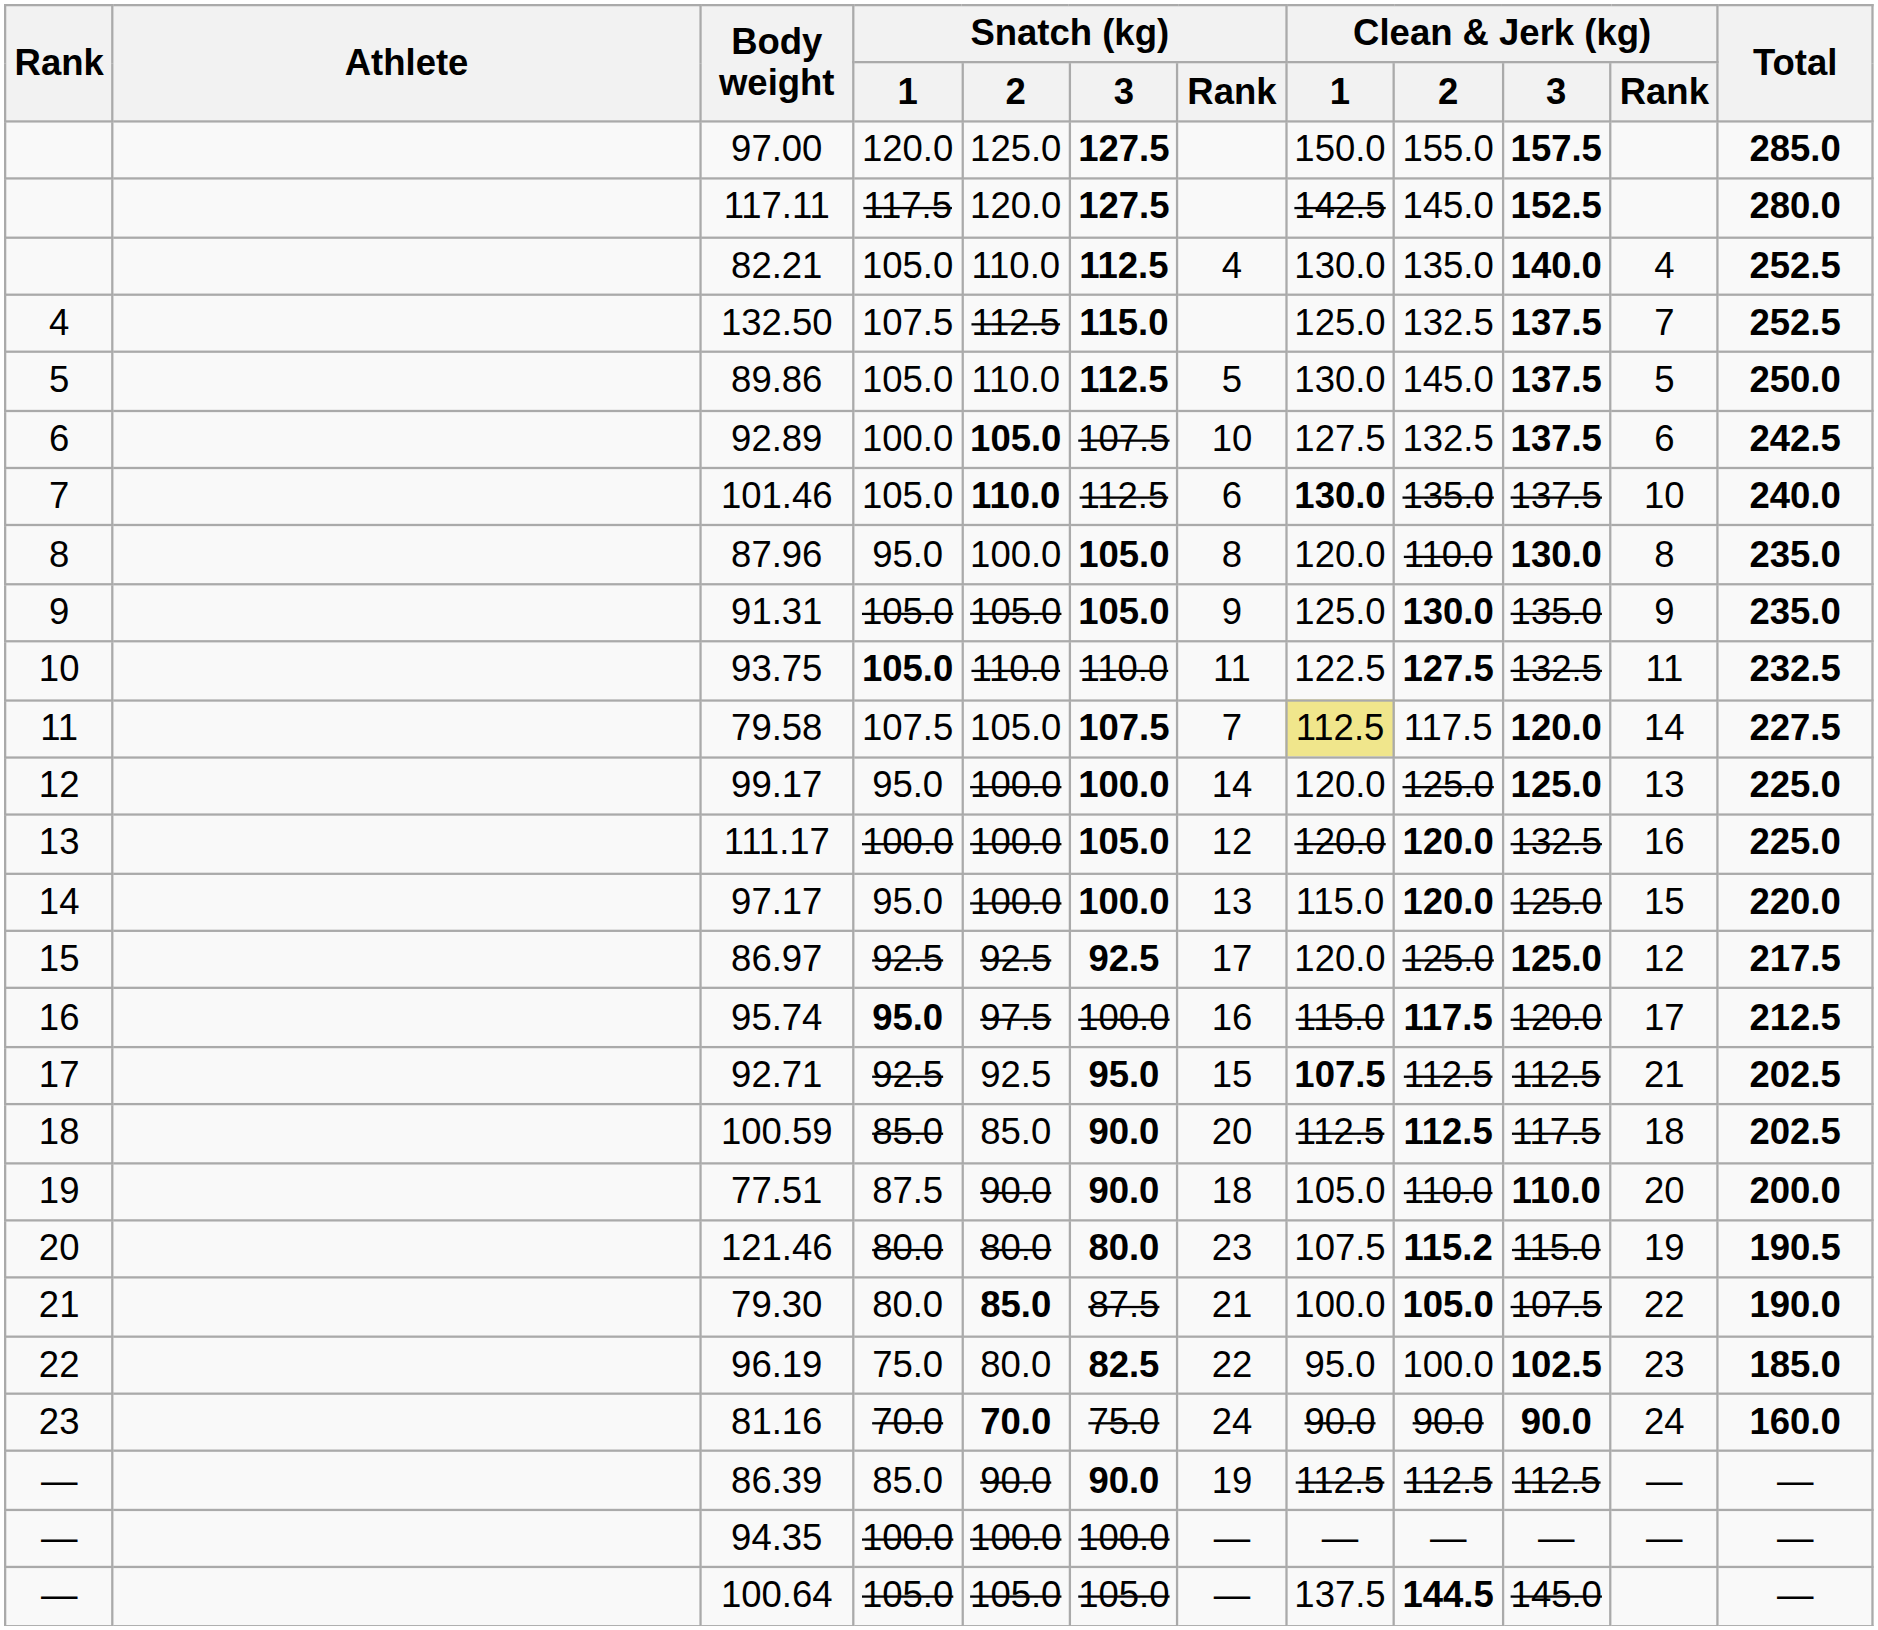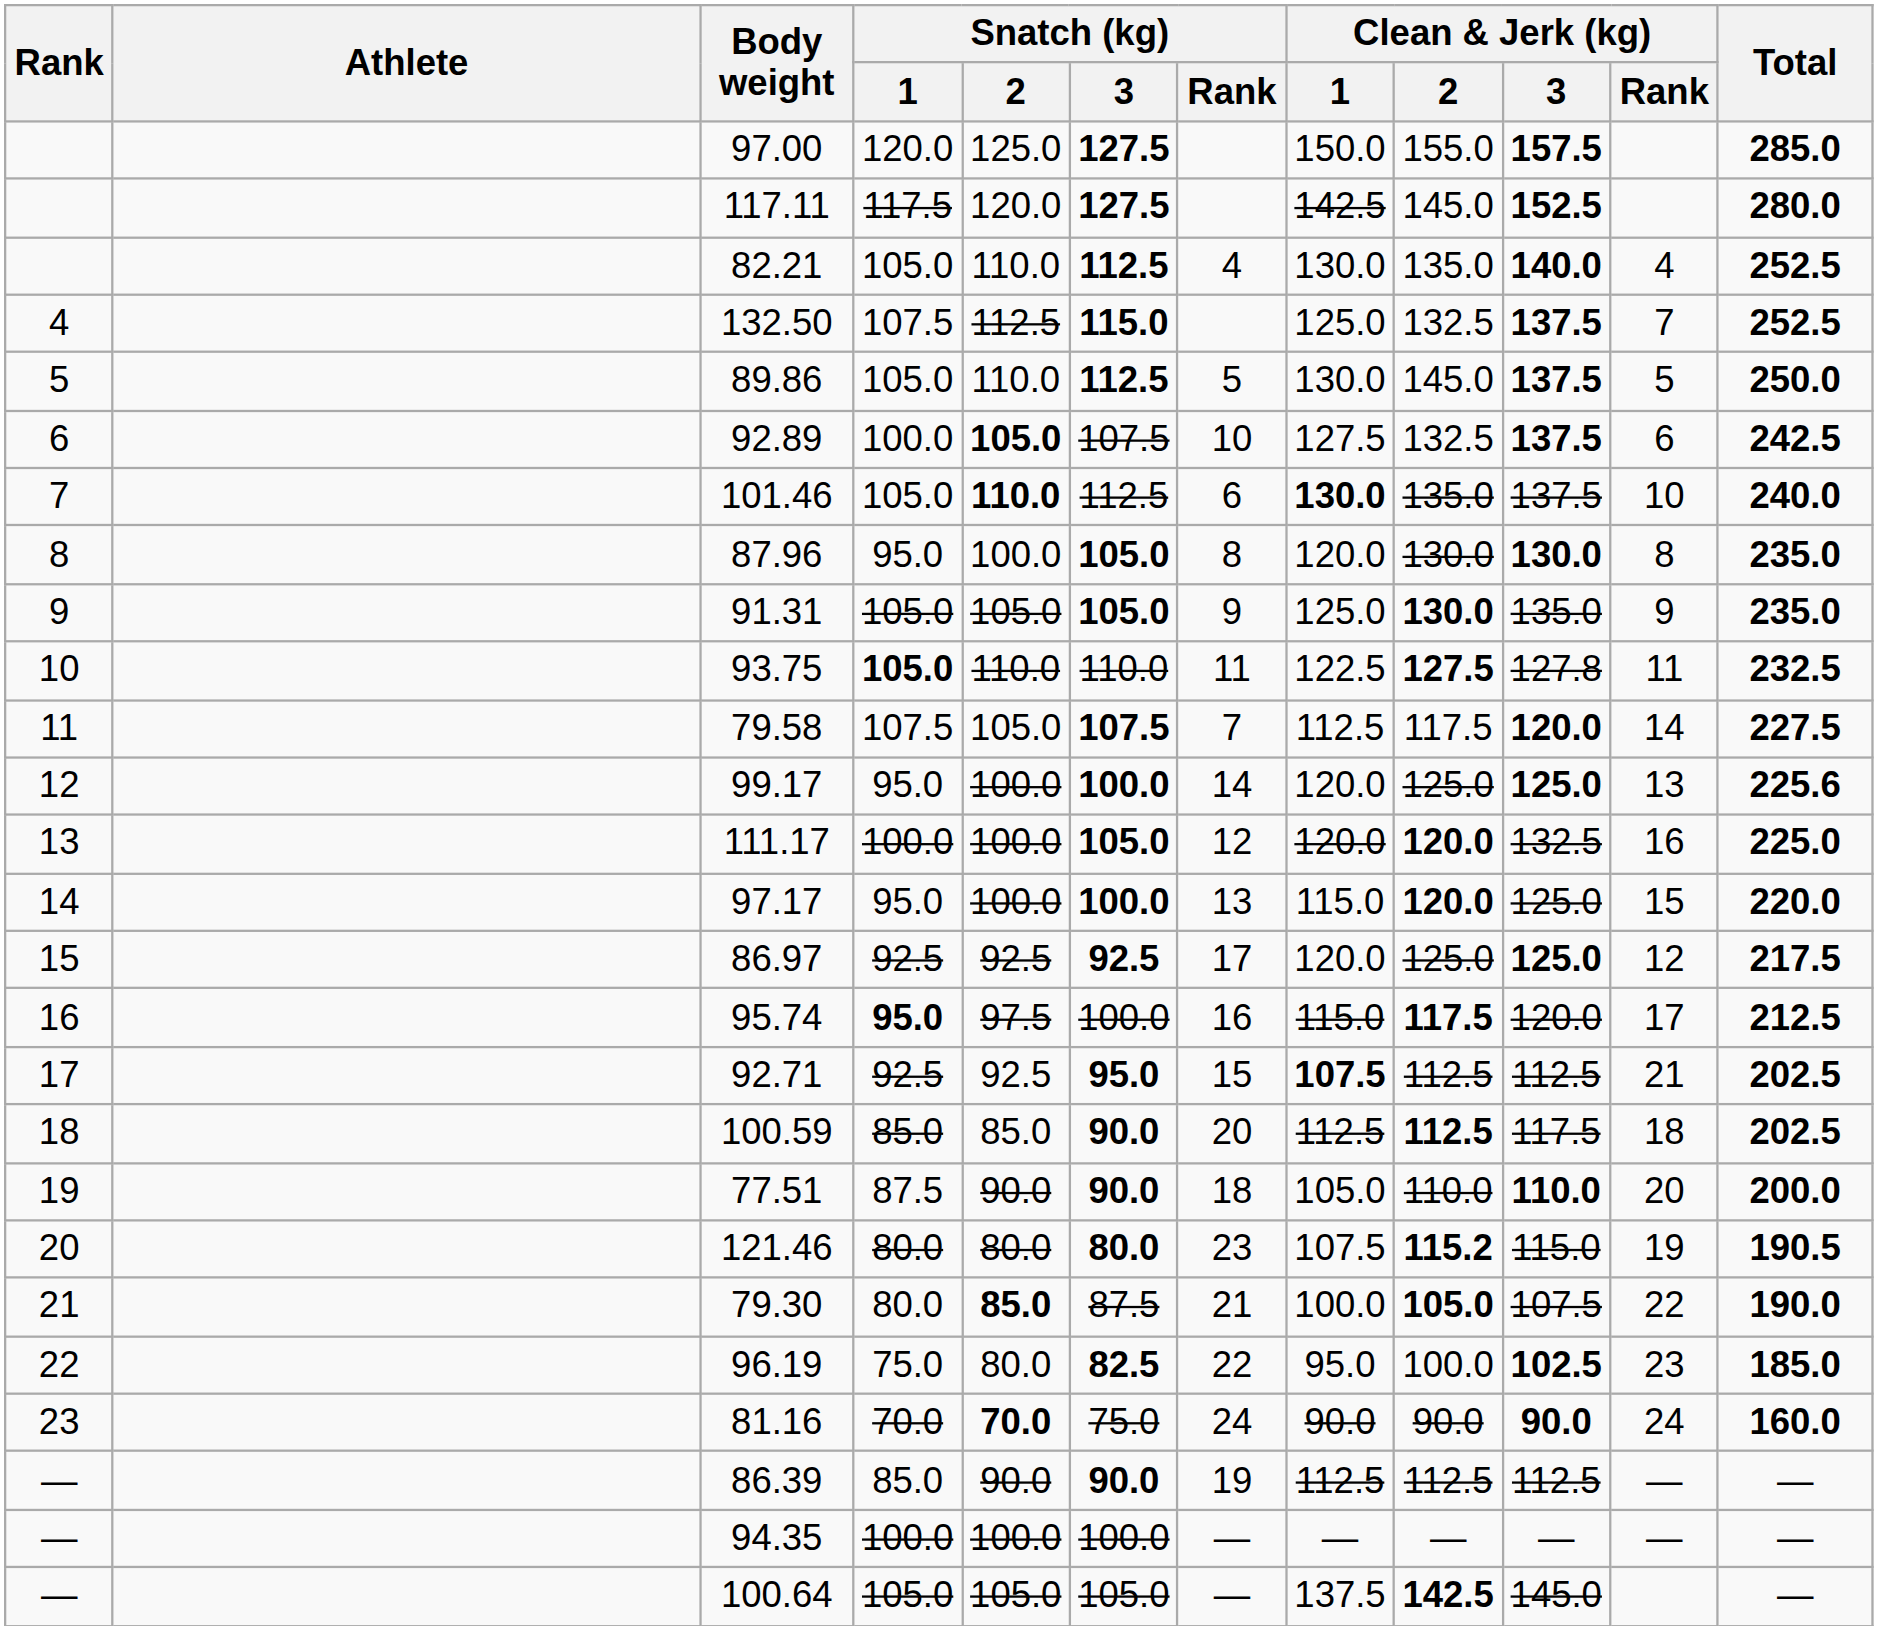(1448, 554) 110.0 -> (1448, 554) 130.0
(1556, 669) 132.5 -> (1556, 669) 127.8
(1340, 727) khaki background -> (1340, 727) no background
(1795, 785) 225.0 -> (1795, 785) 225.6
(1448, 1595) 144.5 -> (1448, 1595) 142.5
